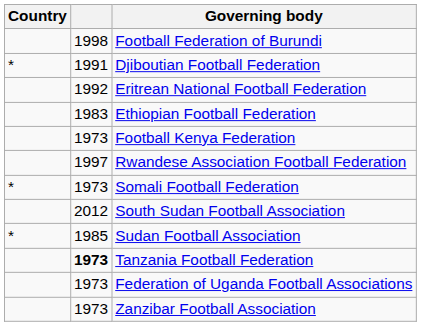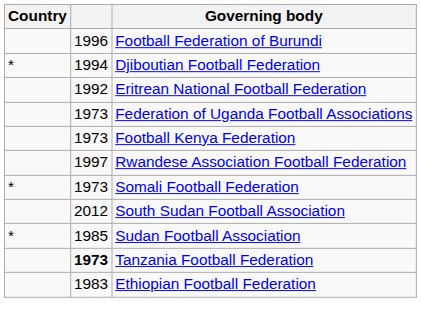(91, 41) 1998 -> (91, 41) 1996
(91, 65) 1991 -> (91, 65) 1994
rows swapped: (216, 114) <-> (264, 284)
- row: (216, 308)
